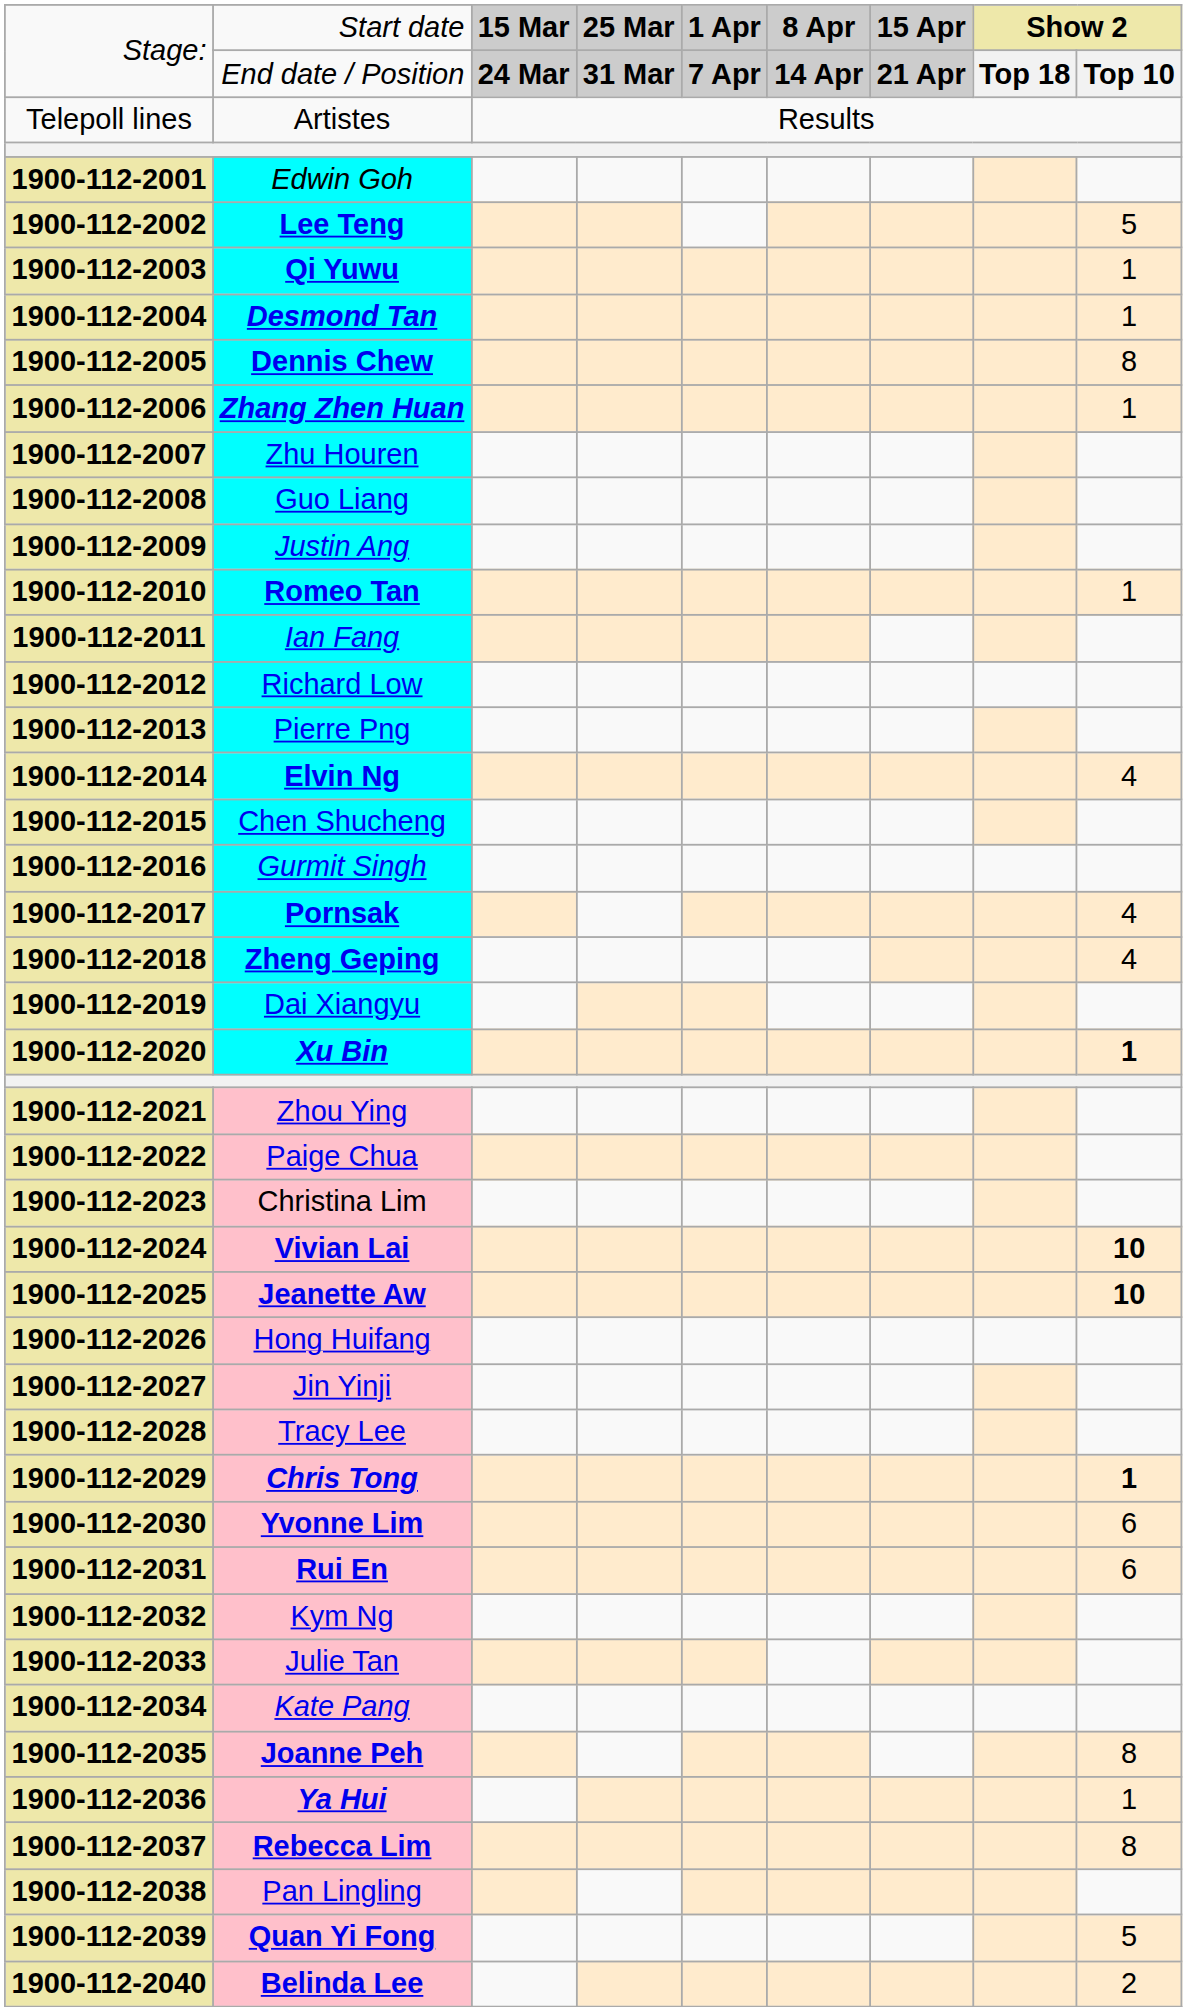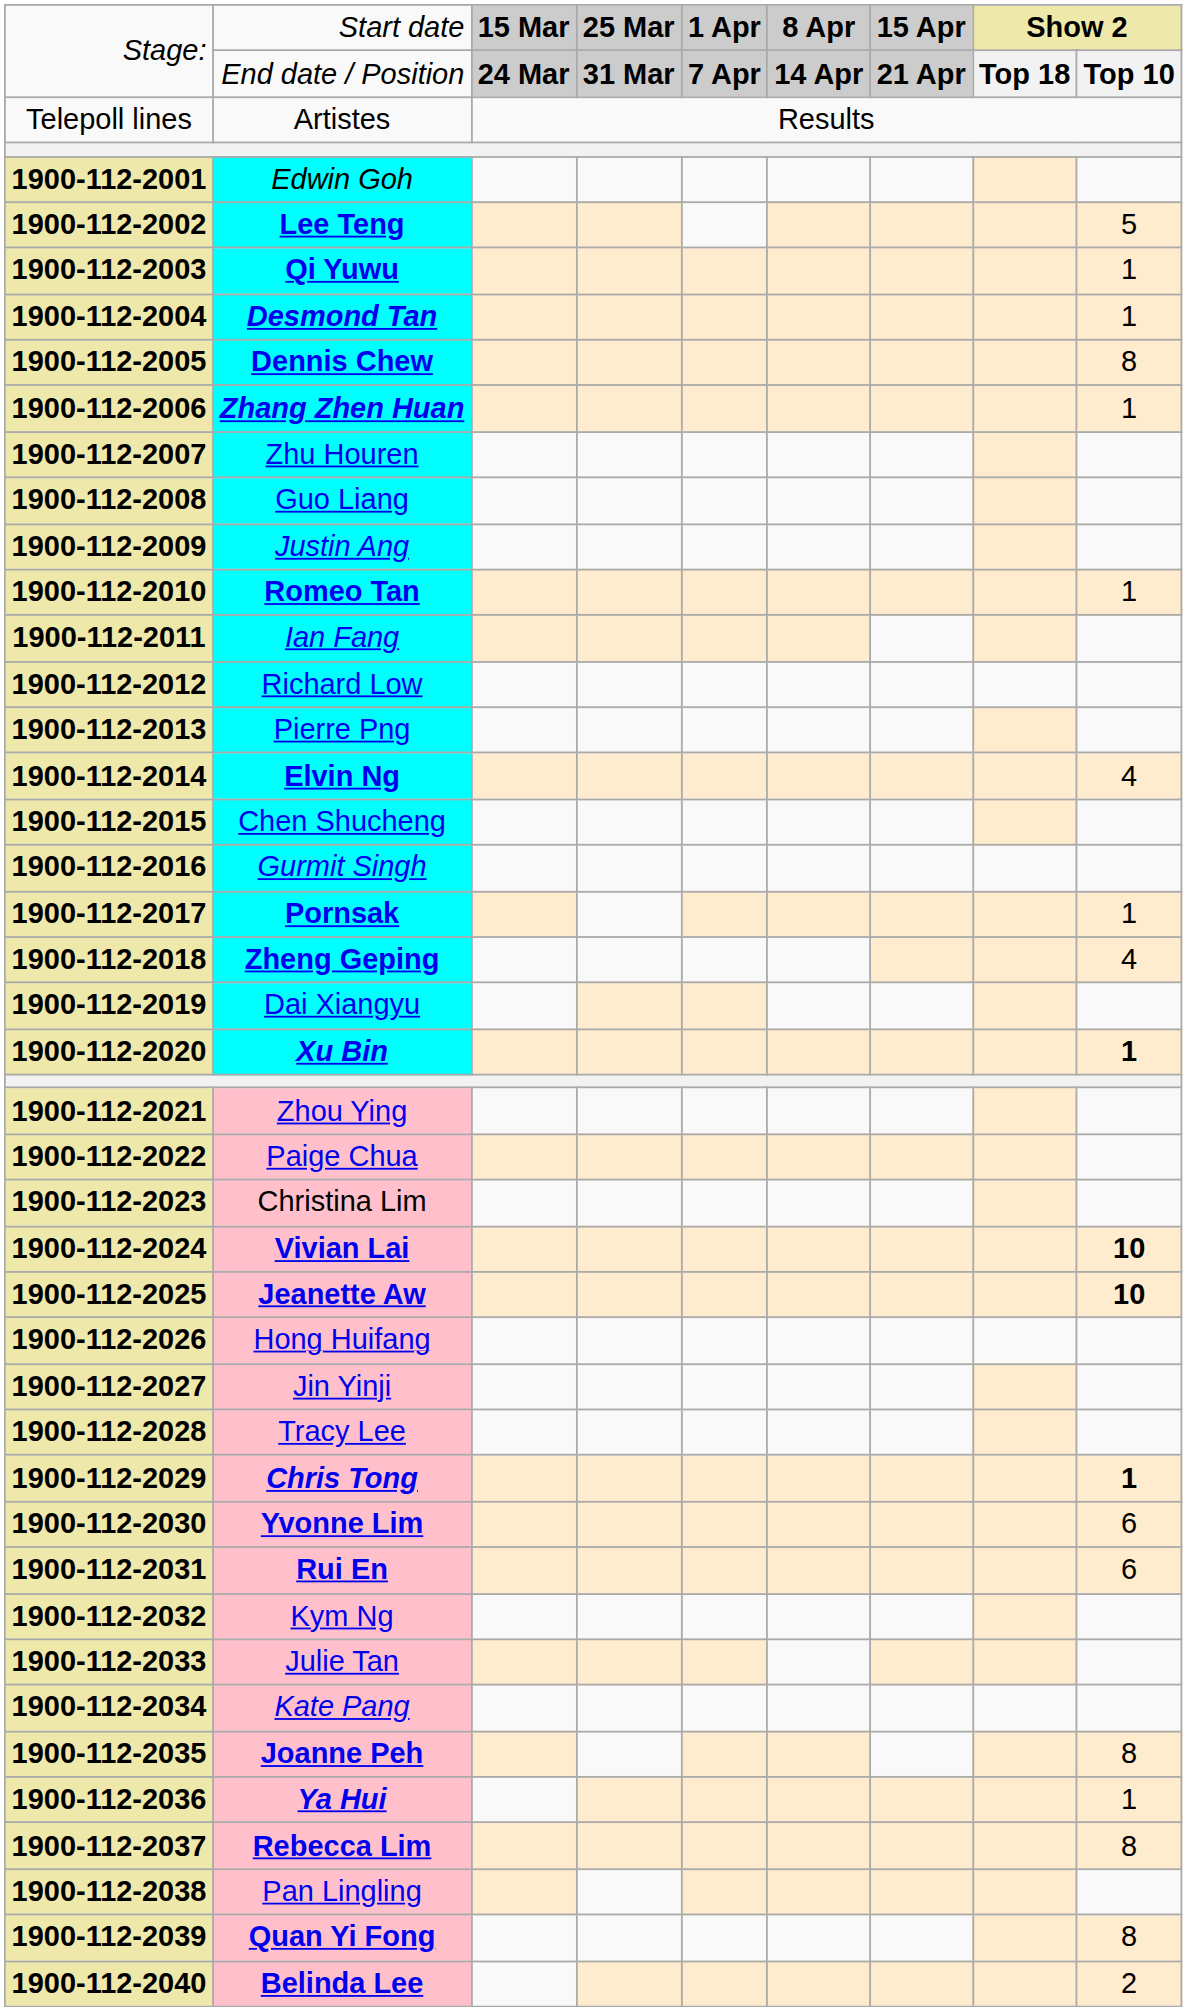(1129, 913) 4 -> (1129, 913) 1
(1129, 1937) 5 -> (1129, 1937) 8
